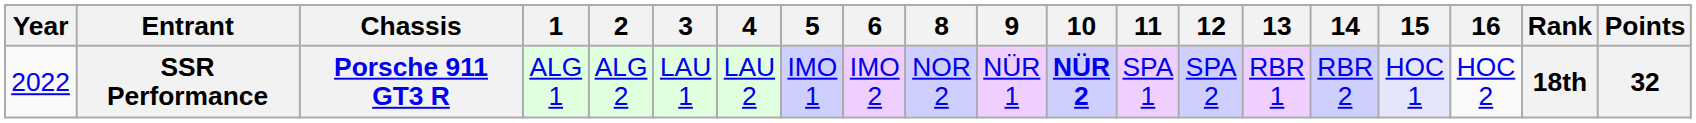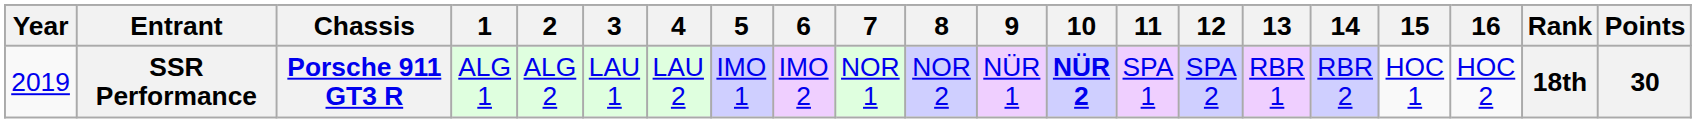+ column: (870, 25)
(41, 81) 2022 -> (41, 81) 2019
(1415, 81) lavender background -> (1415, 81) no background
(1645, 81) 32 -> (1645, 81) 30
